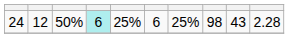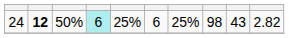(40, 21) normal -> (40, 21) bold
(267, 21) 2.28 -> (267, 21) 2.82
